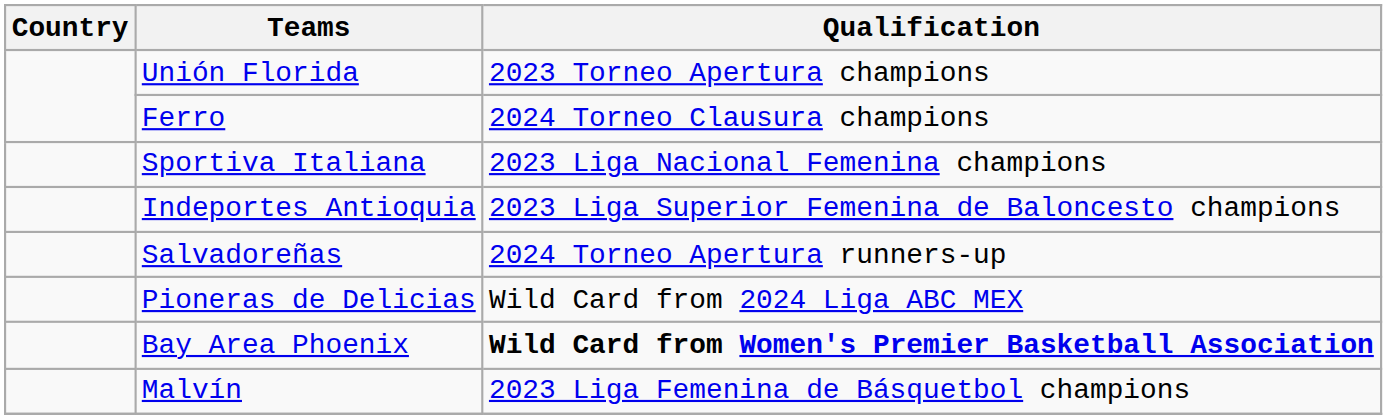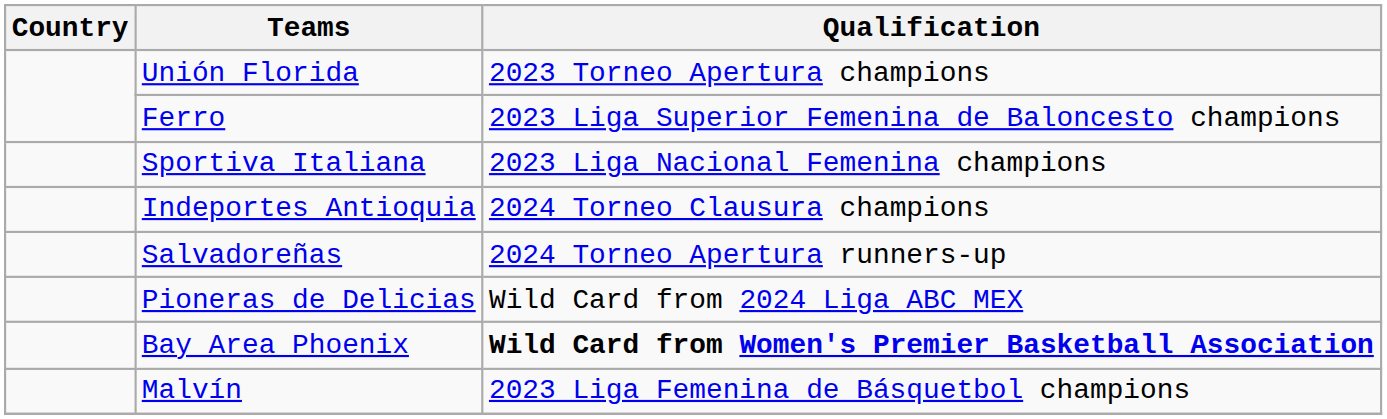(739, 118) 2024 Torneo Clausura champions -> (915, 118) 2023 Liga Superior Femenina de Baloncesto champions
(915, 209) 2023 Liga Superior Femenina de Baloncesto champions -> (739, 209) 2024 Torneo Clausura champions
